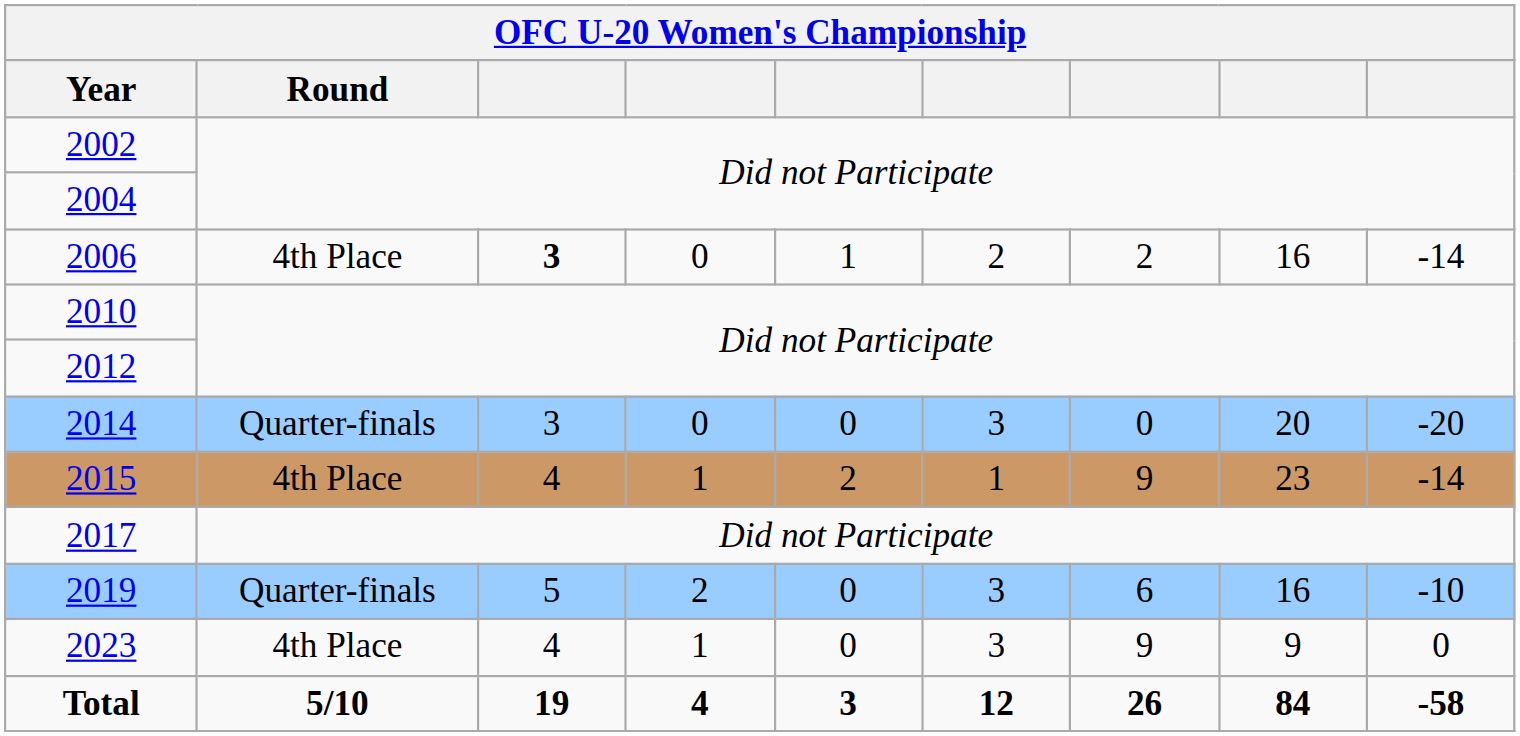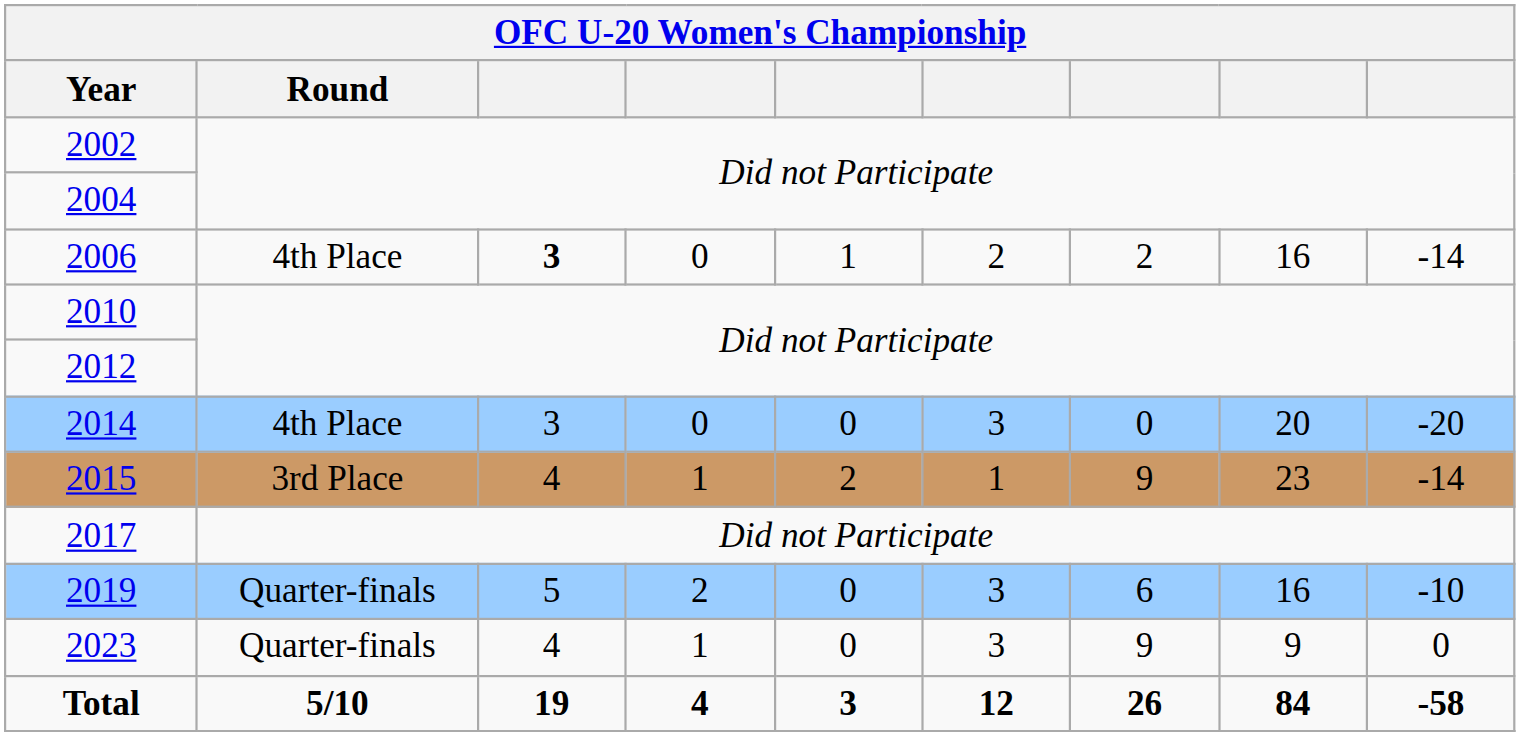(337, 423) Quarter-finals -> (337, 423) 4th Place
(337, 479) 4th Place -> (337, 479) 3rd Place
(337, 646) 4th Place -> (337, 646) Quarter-finals
